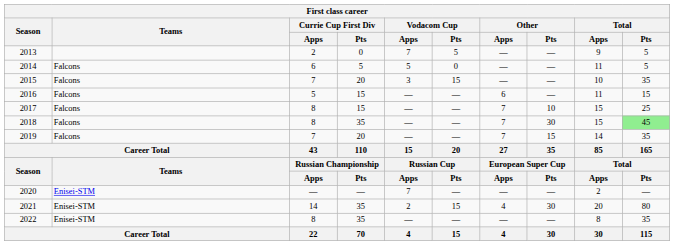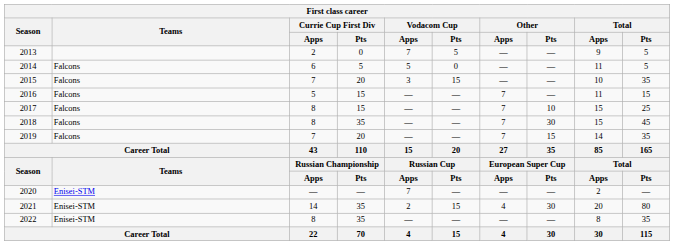(503, 94) 6 -> (503, 94) 7
(646, 122) lightgreen background -> (646, 122) no background
